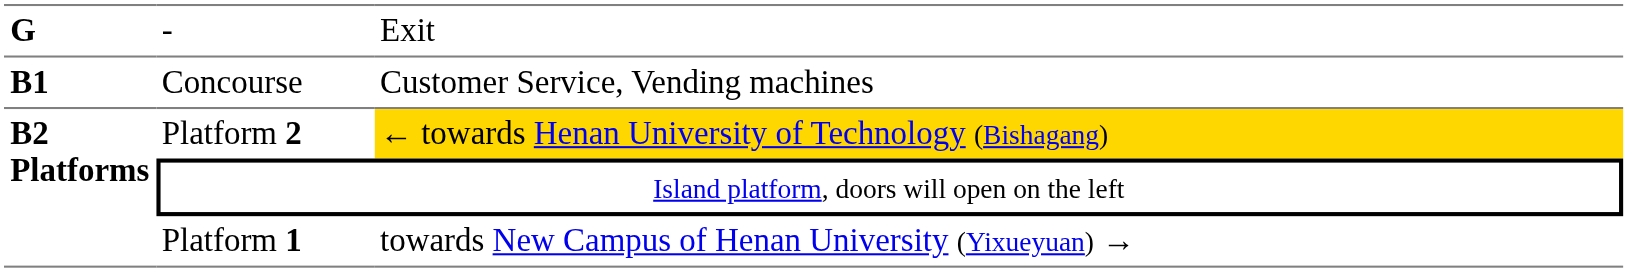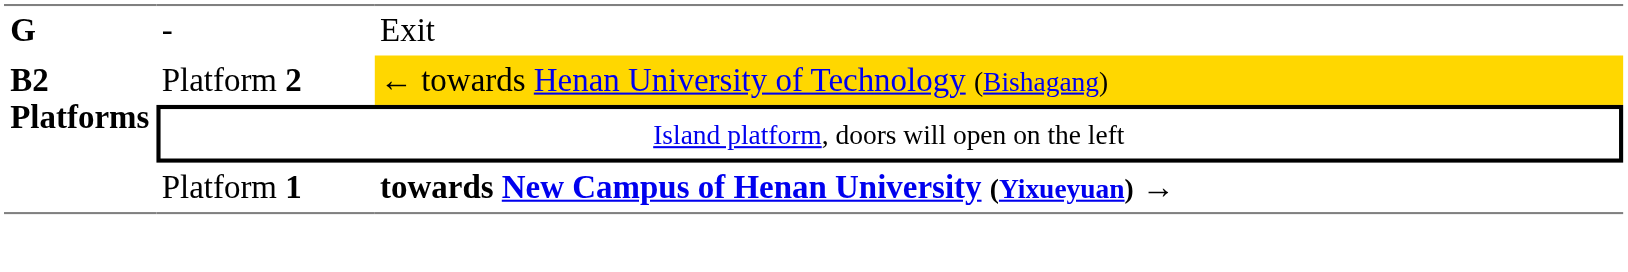- row: (232, 81)
(758, 240) normal -> (777, 186) bold
